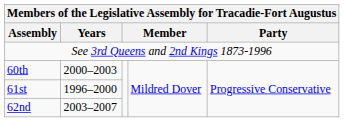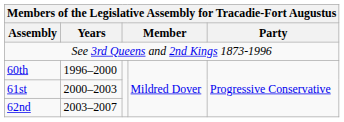(90, 70) 2000–2003 -> (90, 70) 1996–2000
(90, 88) 1996–2000 -> (90, 88) 2000–2003
